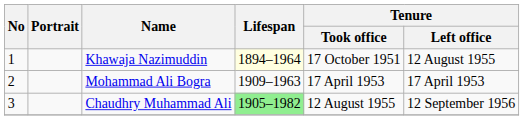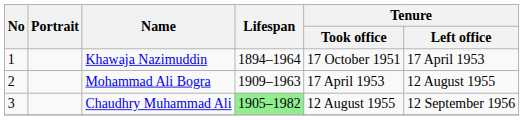(269, 59) lightyellow background -> (269, 59) no background
(451, 59) 12 August 1955 -> (446, 59) 17 April 1953
(446, 81) 17 April 1953 -> (451, 81) 12 August 1955
